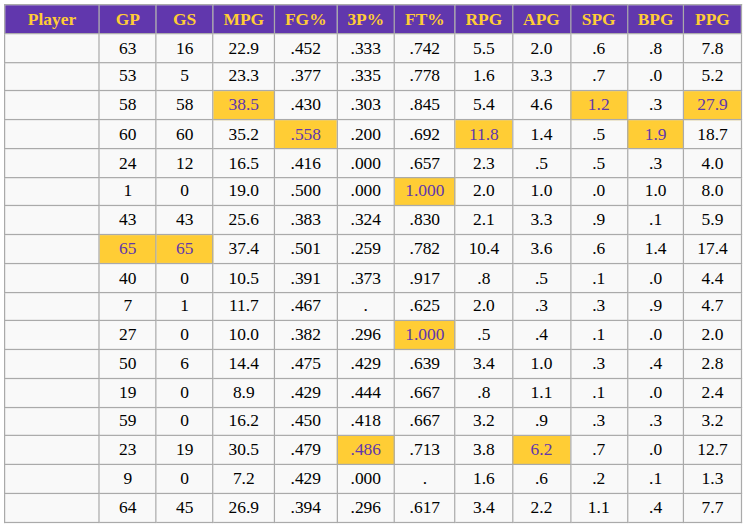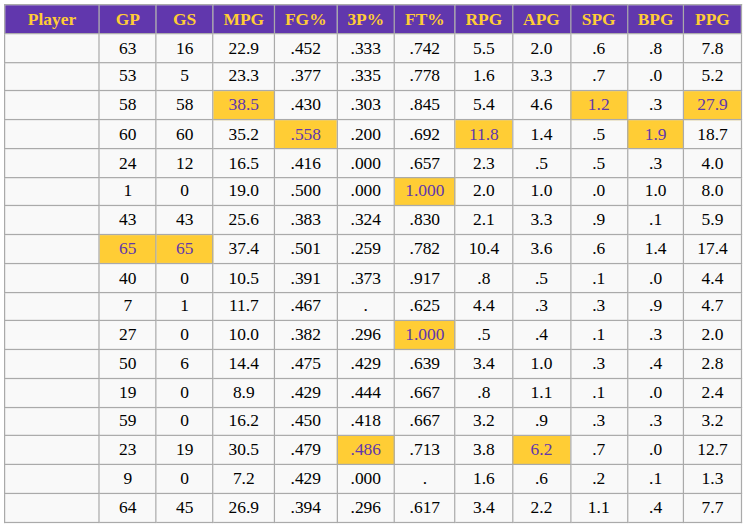(484, 306) 2.0 -> (484, 306) 4.4
(656, 335) .0 -> (656, 335) .3
